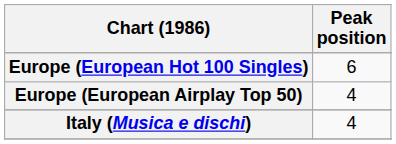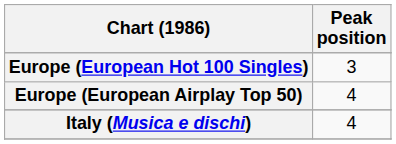(352, 67) 6 -> (352, 67) 3
